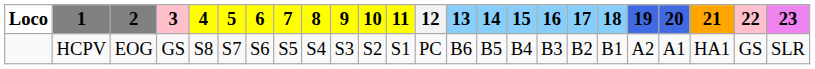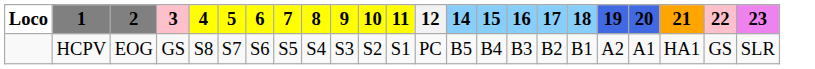- column: (461, 19)
